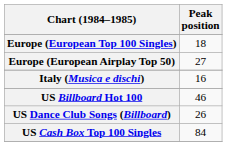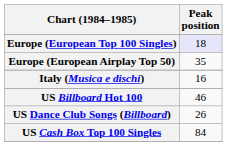(201, 43) no background -> (201, 43) lavender background
(201, 61) 27 -> (201, 61) 35
